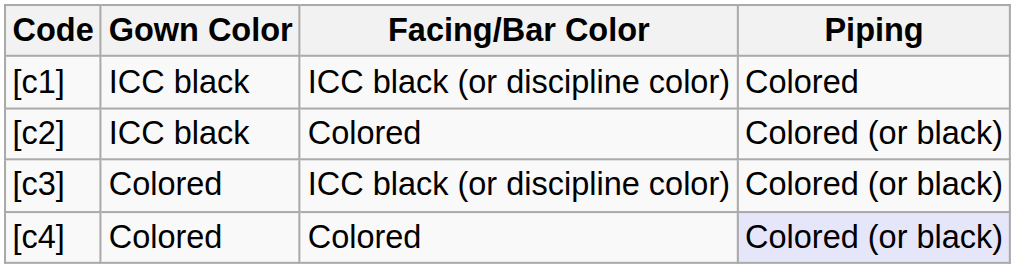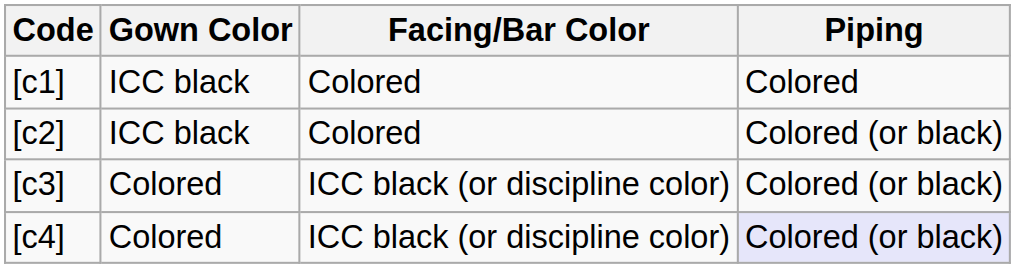(519, 81) ICC black (or discipline color) -> (365, 81) Colored
(365, 236) Colored -> (519, 236) ICC black (or discipline color)
